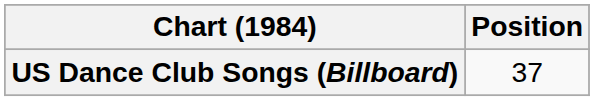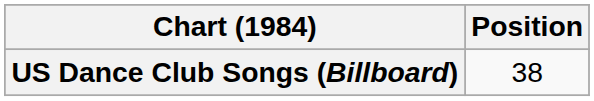(527, 71) 37 -> (527, 71) 38
